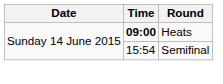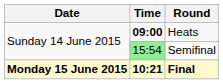(141, 50) no background -> (147, 50) lightgreen background
+ row: (181, 69)
